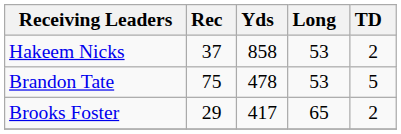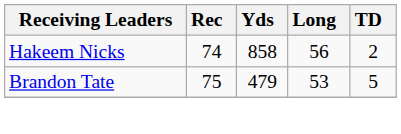(212, 50) 37 -> (212, 50) 74
(319, 50) 53 -> (319, 50) 56
(262, 81) 478 -> (262, 81) 479
- row: (64, 112)
